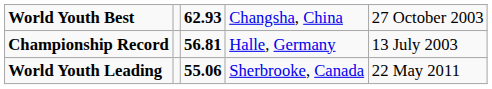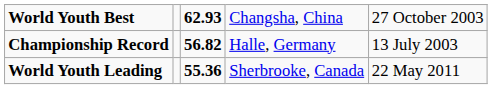(203, 44) 56.81 -> (203, 44) 56.82
(203, 70) 55.06 -> (203, 70) 55.36
